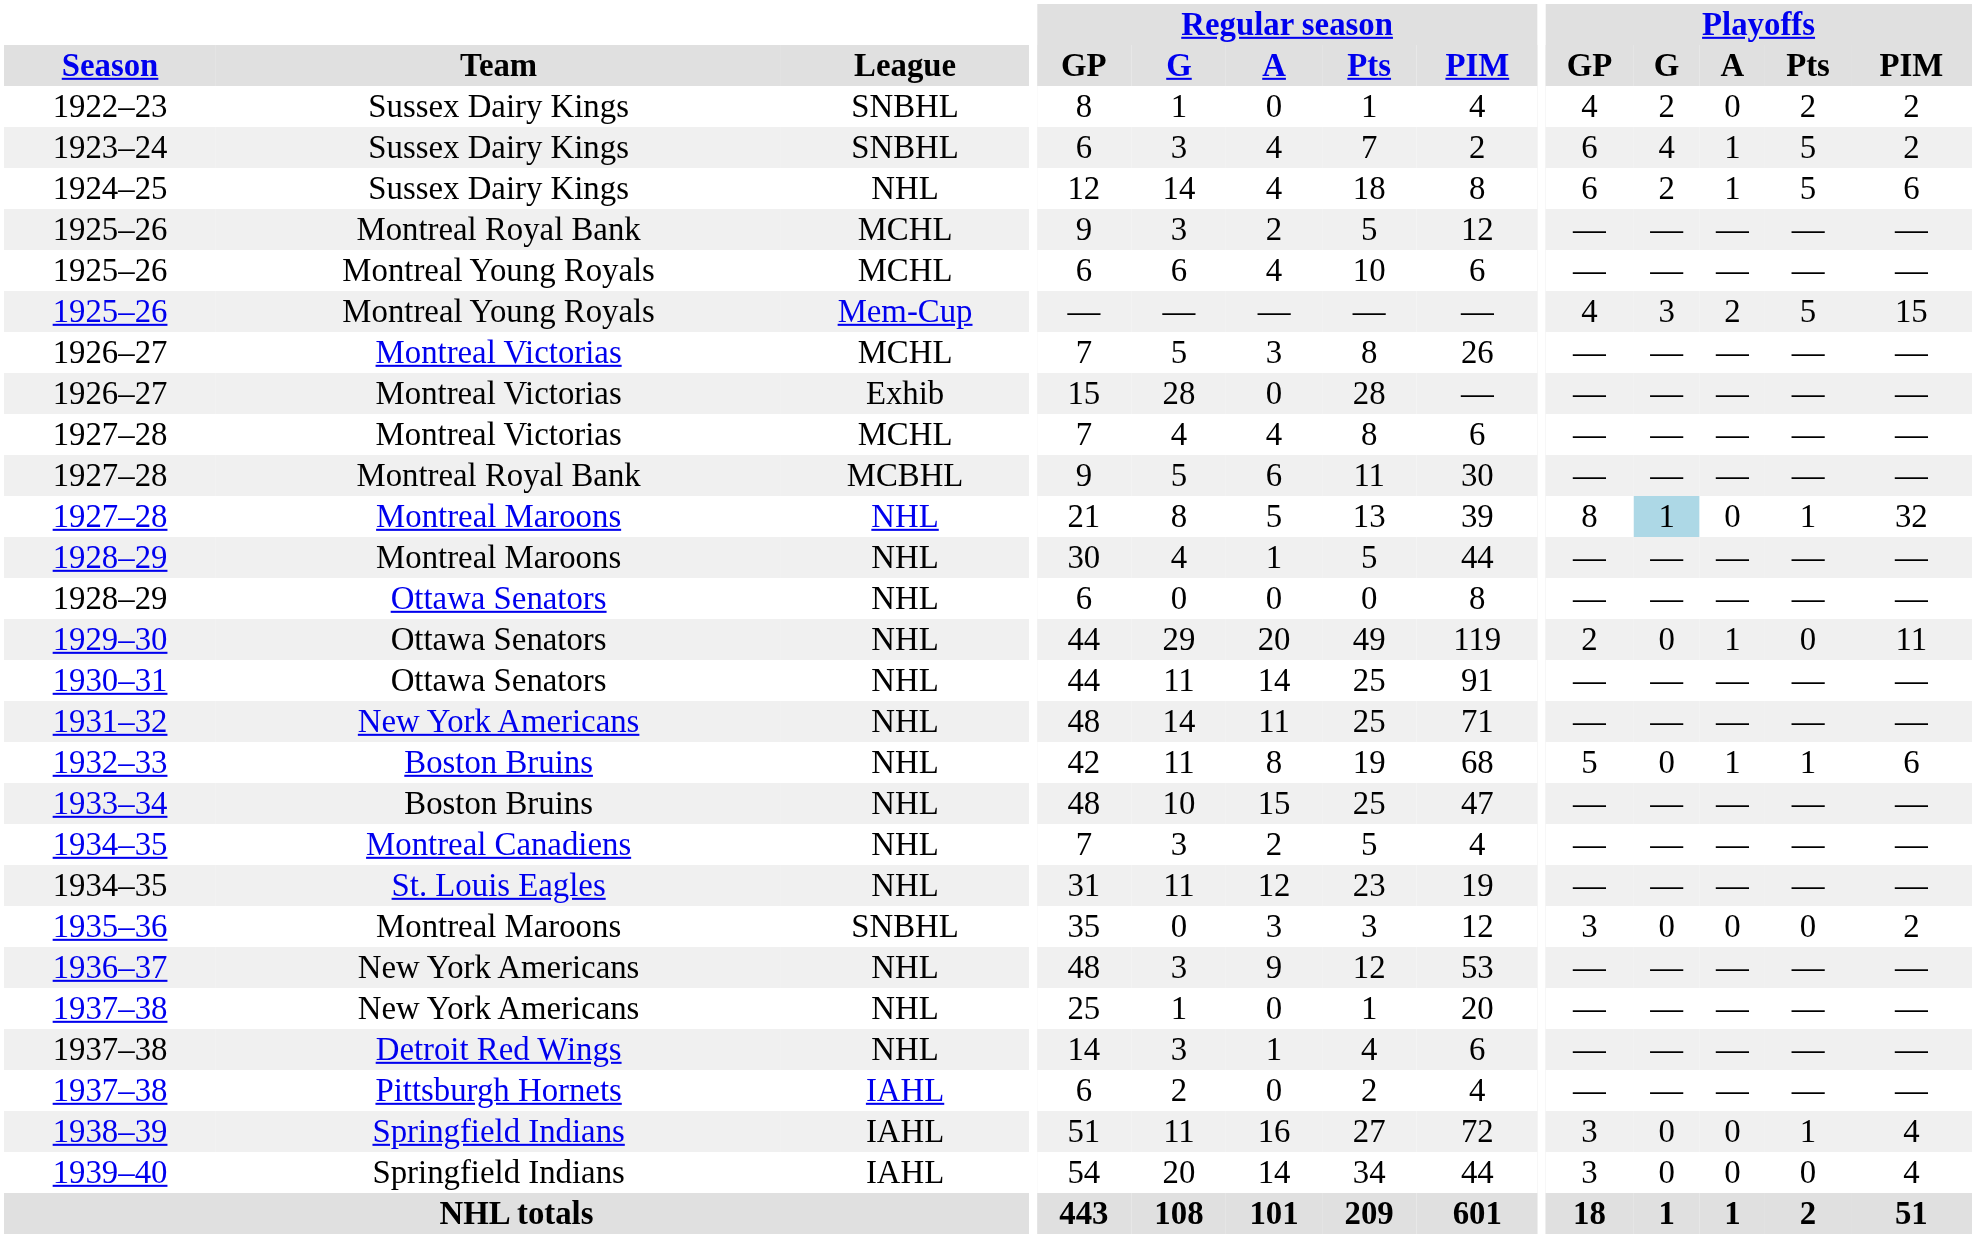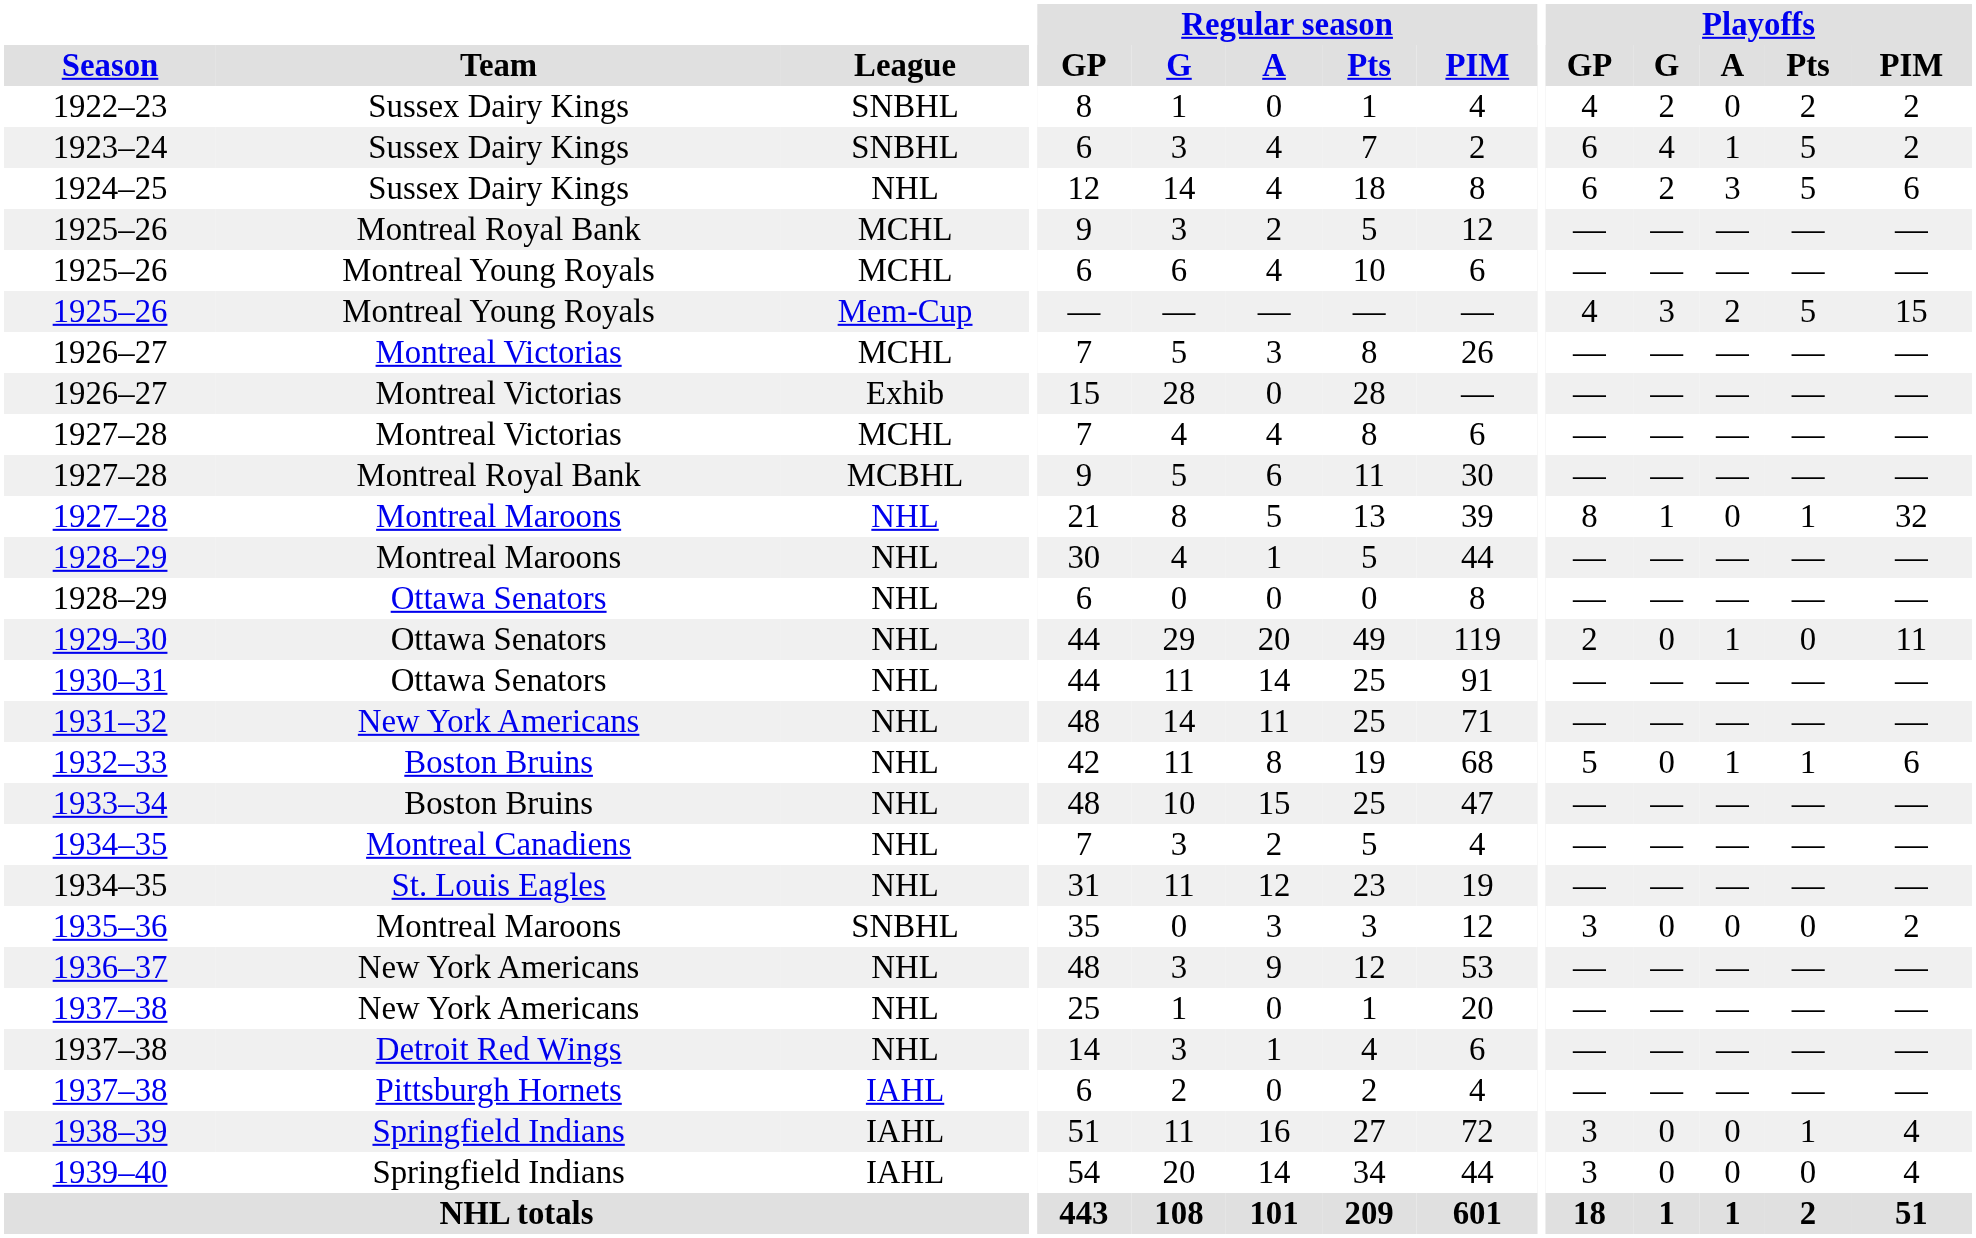(1732, 187) 1 -> (1732, 187) 3
(1667, 515) lightblue background -> (1667, 515) no background
